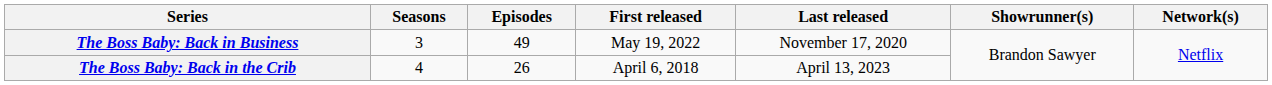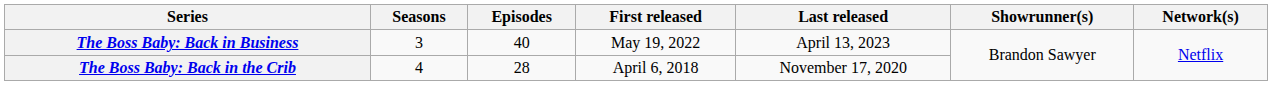(522, 42) 49 -> (522, 42) 40
(843, 42) November 17, 2020 -> (843, 42) April 13, 2023
(522, 67) 26 -> (522, 67) 28
(843, 67) April 13, 2023 -> (843, 67) November 17, 2020
